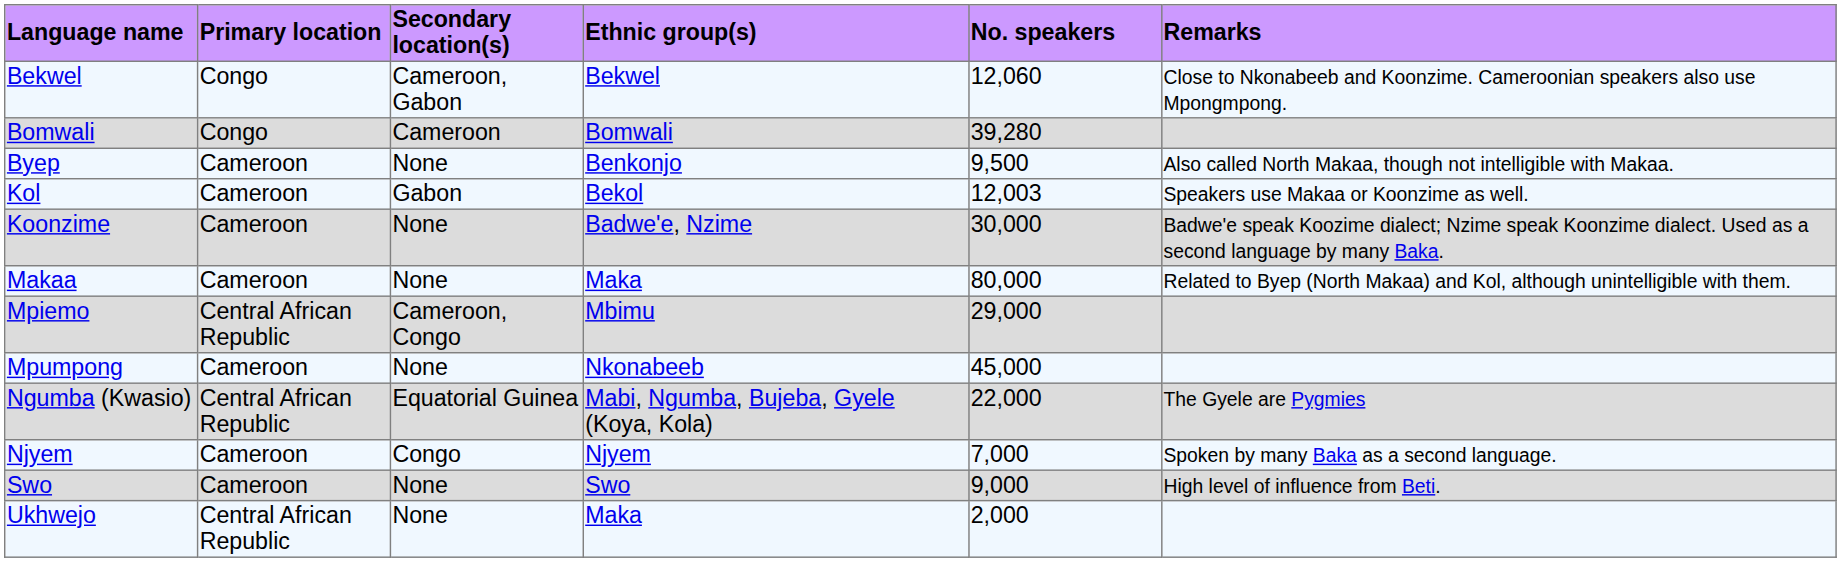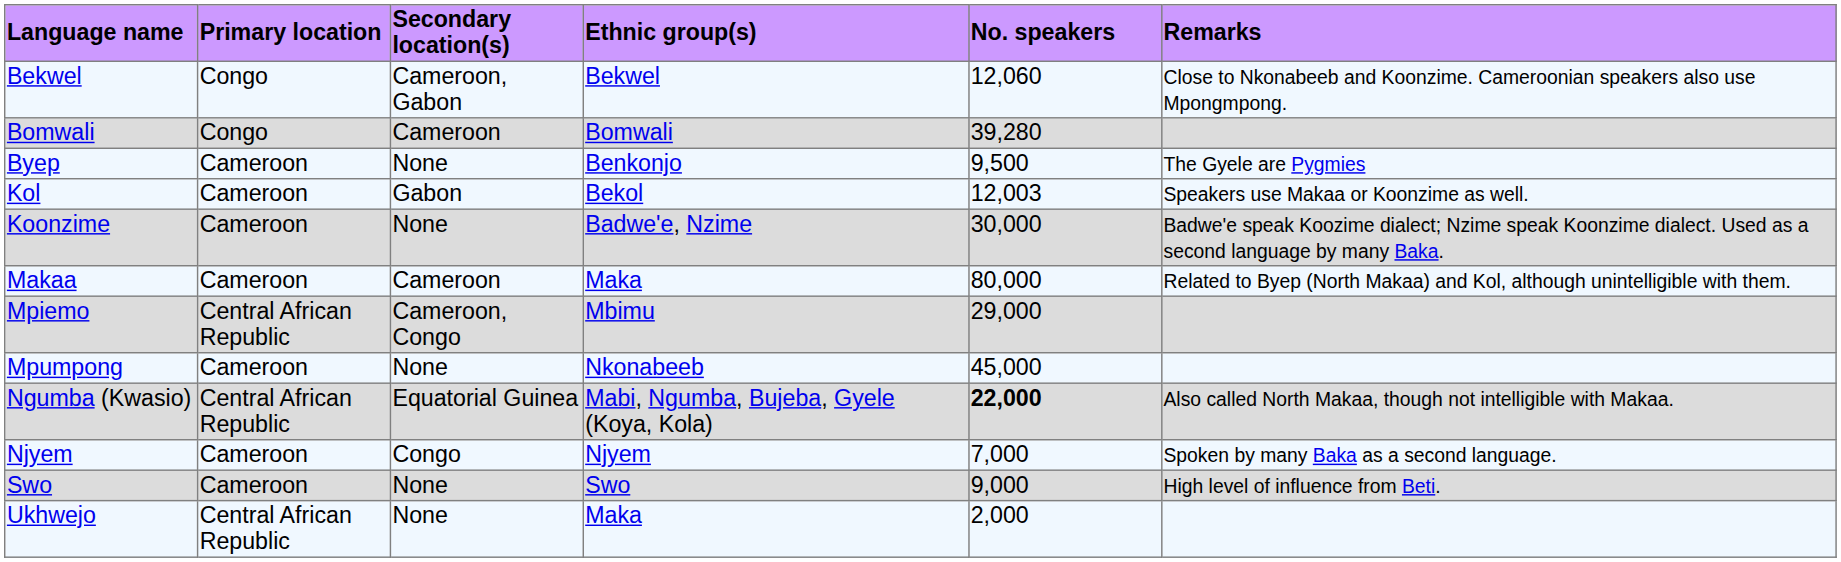(1419, 164) Also called North Makaa, though not intelligible with Makaa. -> (1264, 164) The Gyele are Pygmies
(420, 280) None -> (447, 280) Cameroon
(1006, 398) normal -> (1006, 398) bold
(1264, 399) The Gyele are Pygmies -> (1419, 399) Also called North Makaa, though not intelligible with Makaa.
